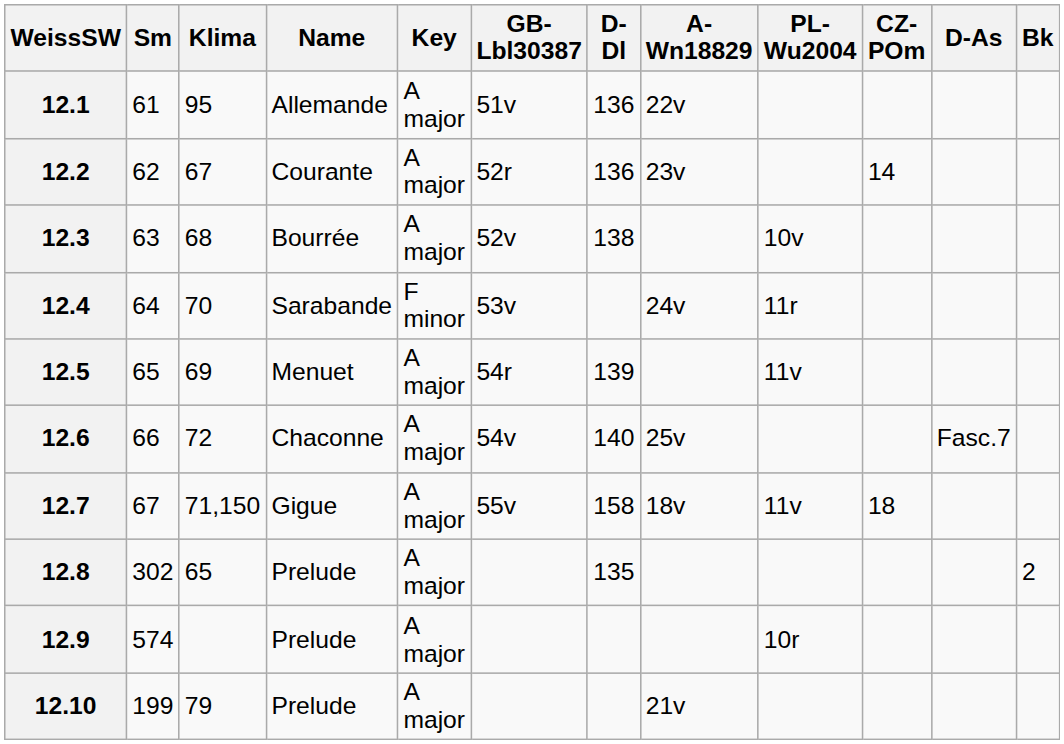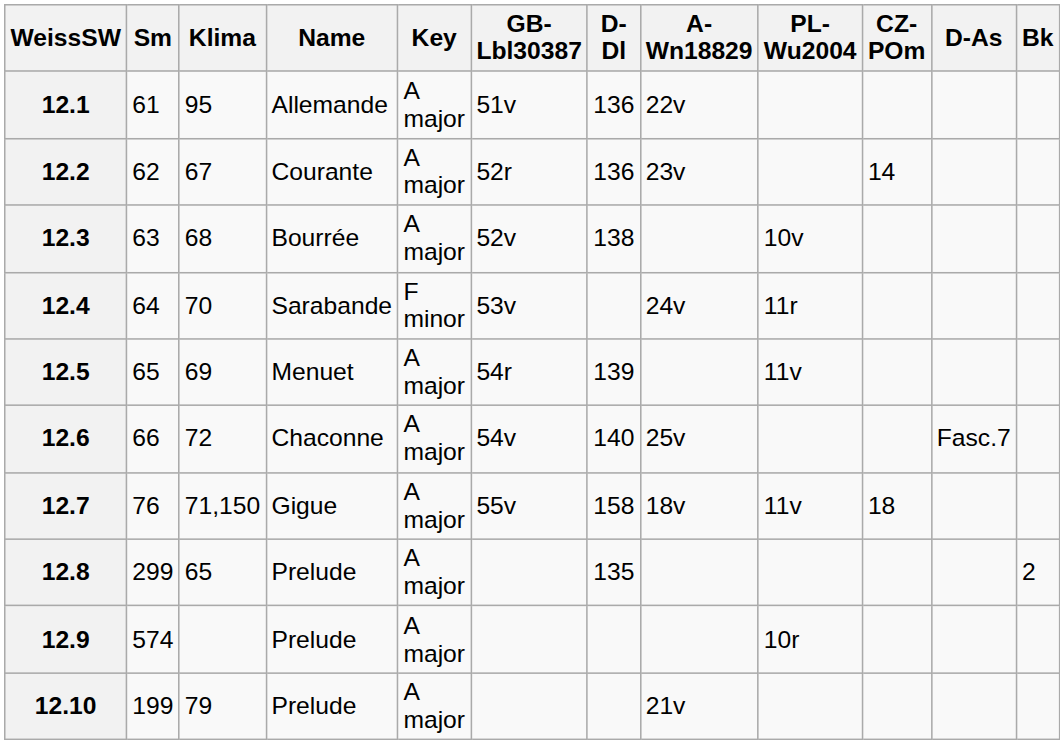(146, 505) 67 -> (146, 505) 76
(153, 572) 302 -> (153, 572) 299
